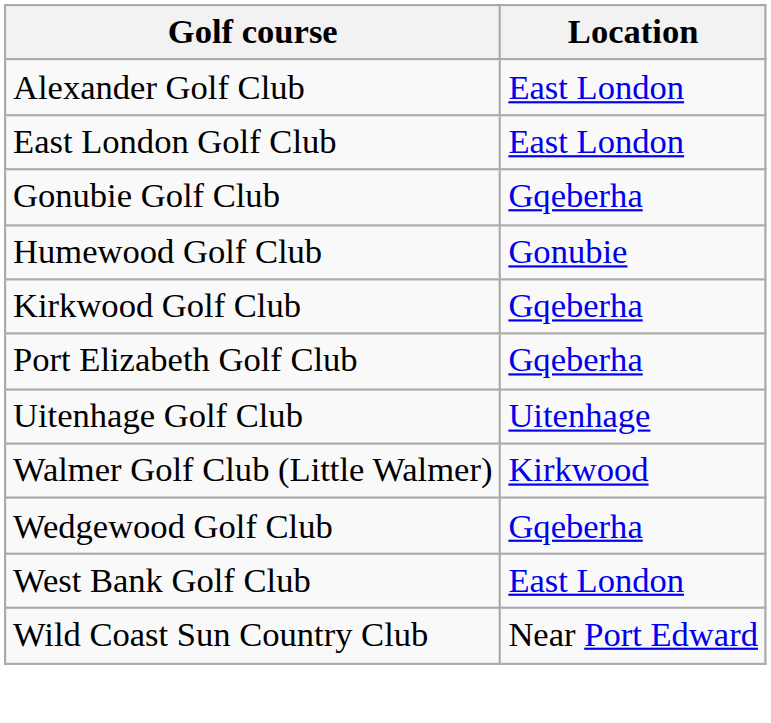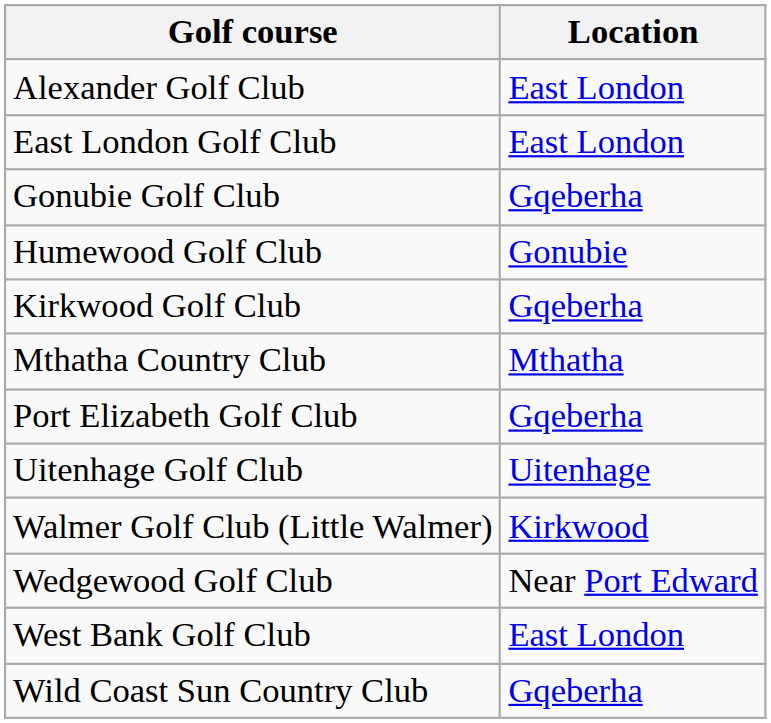+ row: (170, 360)
(576, 525) Gqeberha -> (633, 580) Near Port Edward
(633, 634) Near Port Edward -> (576, 689) Gqeberha
